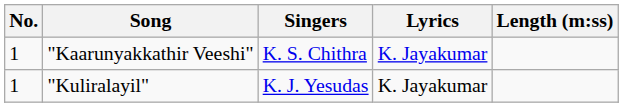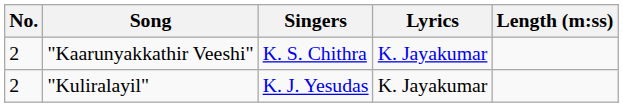(14, 53) 1 -> (14, 53) 2
(14, 86) 1 -> (14, 86) 2
